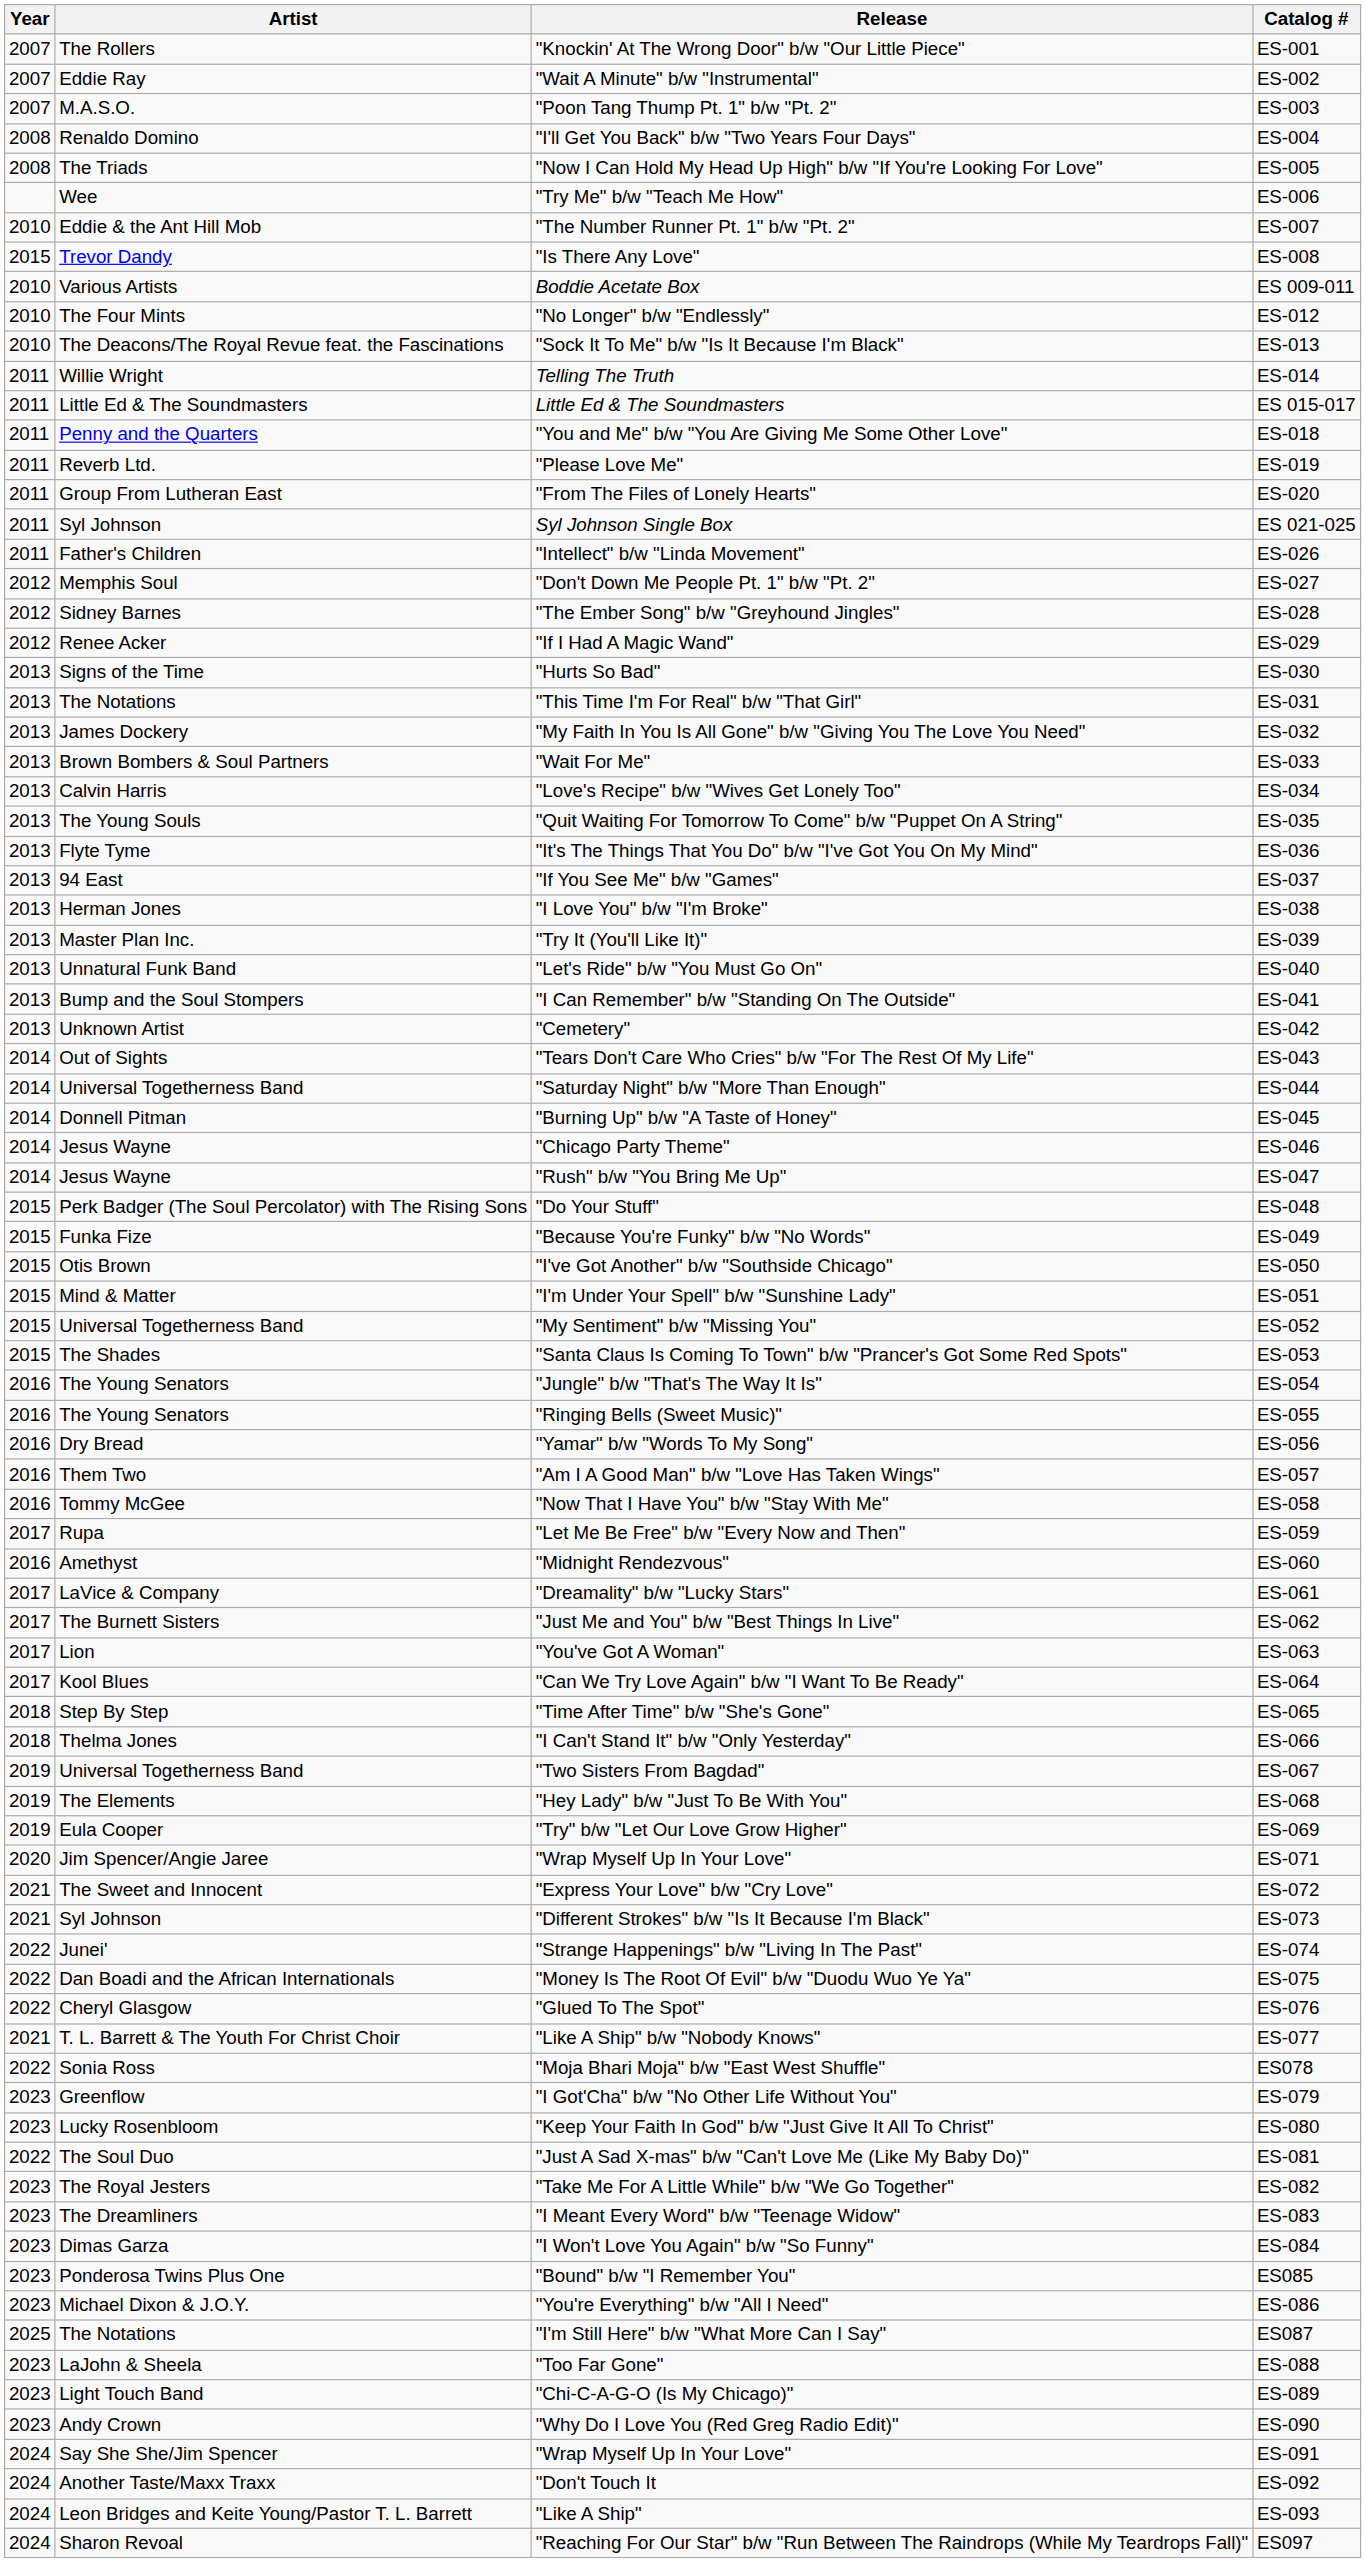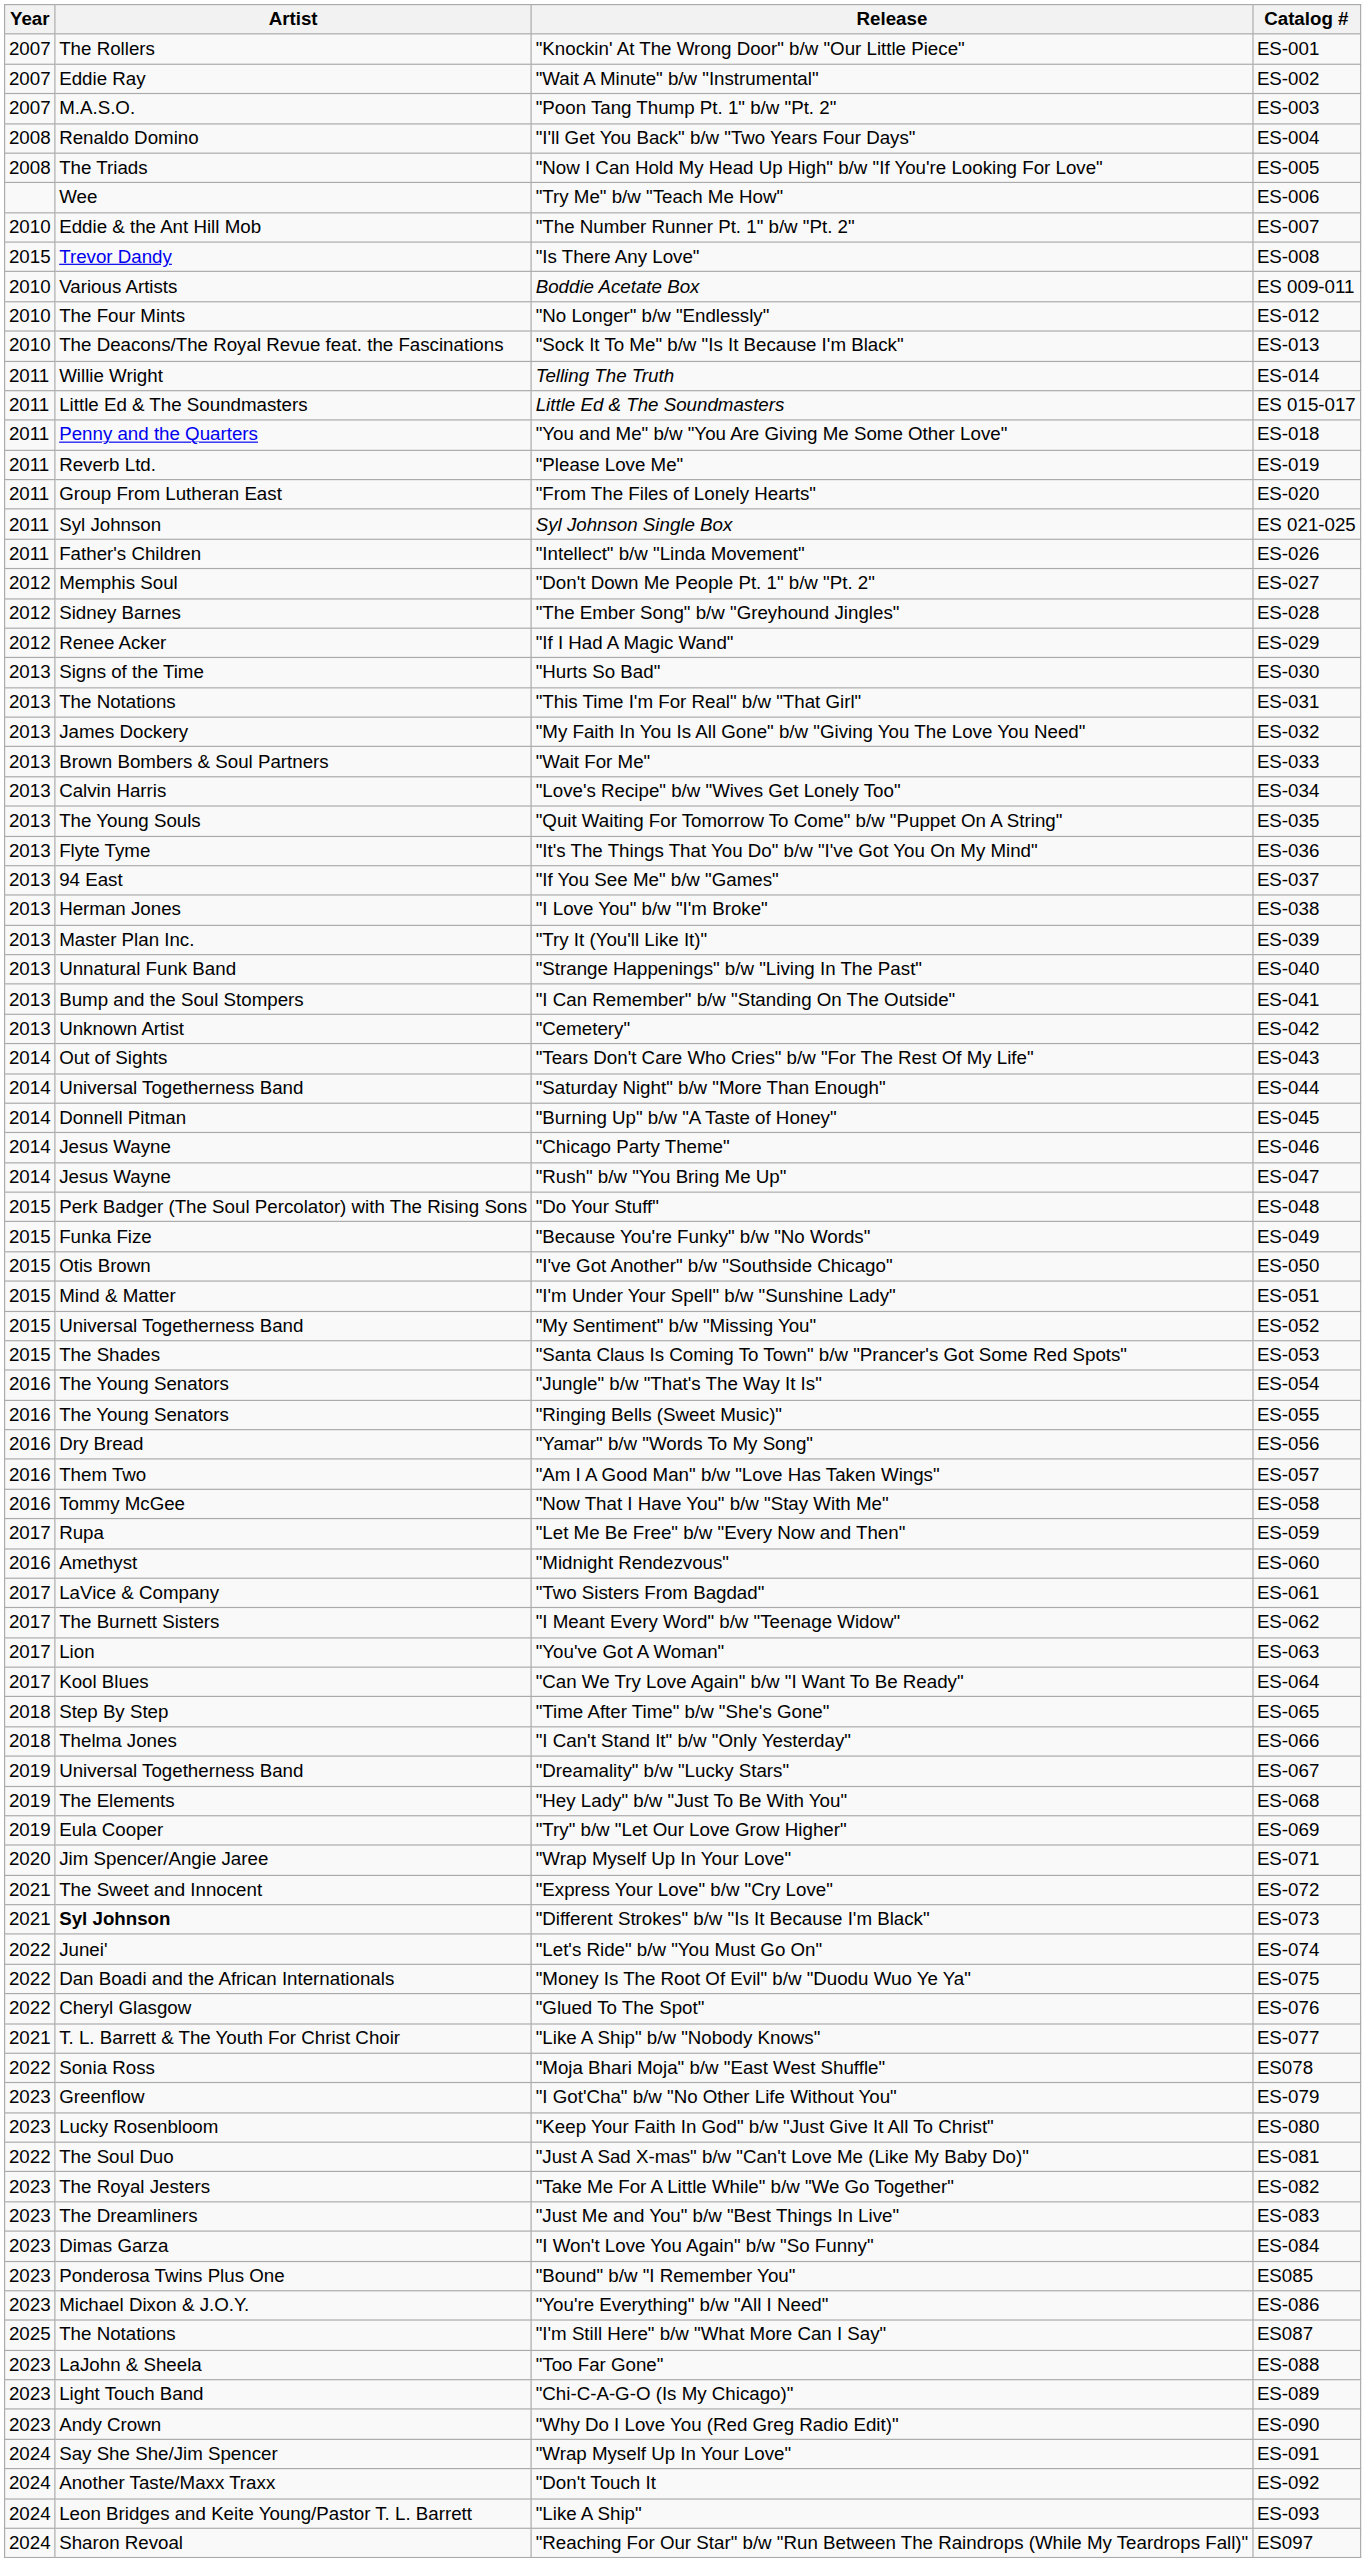(679, 969) "Let's Ride" b/w "You Must Go On" -> (729, 969) "Strange Happenings" b/w "Living In The Past"
(662, 1592) "Dreamality" b/w "Lucky Stars" -> (650, 1592) "Two Sisters From Bagdad"
(717, 1622) "Just Me and You" b/w "Best Things In Live" -> (718, 1622) "I Meant Every Word" b/w "Teenage Widow"
(650, 1770) "Two Sisters From Bagdad" -> (662, 1770) "Dreamality" b/w "Lucky Stars"
(110, 1919) normal -> (115, 1919) bold
(729, 1949) "Strange Happenings" b/w "Living In The Past" -> (679, 1949) "Let's Ride" b/w "You Must Go On"
(718, 2216) "I Meant Every Word" b/w "Teenage Widow" -> (717, 2216) "Just Me and You" b/w "Best Things In Live"
